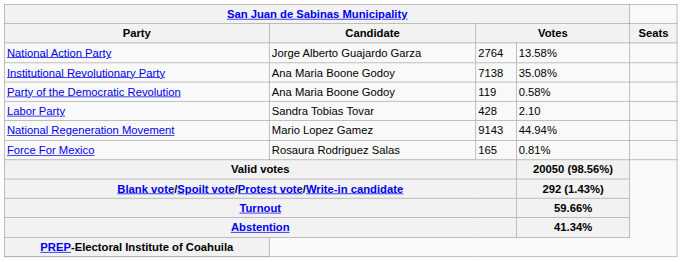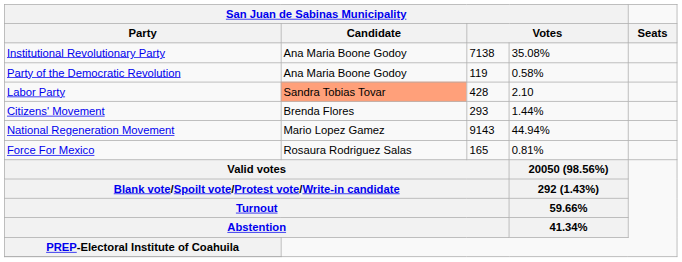- row: (59, 53)
(323, 111) no background -> (335, 92) lightsalmon background
+ row: (56, 111)
